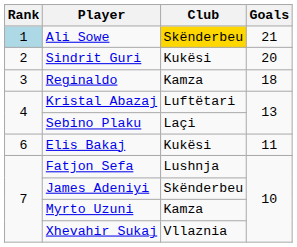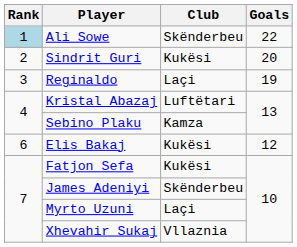(203, 37) gold background -> (203, 37) no background
(269, 37) 21 -> (269, 37) 22
(183, 80) Kamza -> (179, 80) Laçi
(269, 80) 18 -> (269, 80) 19
(179, 123) Laçi -> (183, 123) Kamza
(269, 145) 11 -> (269, 145) 12
(191, 167) Lushnja -> (187, 167) Kukësi
(183, 210) Kamza -> (179, 210) Laçi
